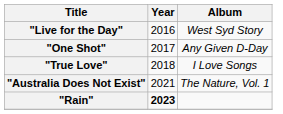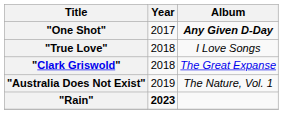- row: (76, 30)
(225, 48) normal -> (228, 30) bold
+ row: (76, 65)
(163, 83) 2021 -> (163, 83) 2019
